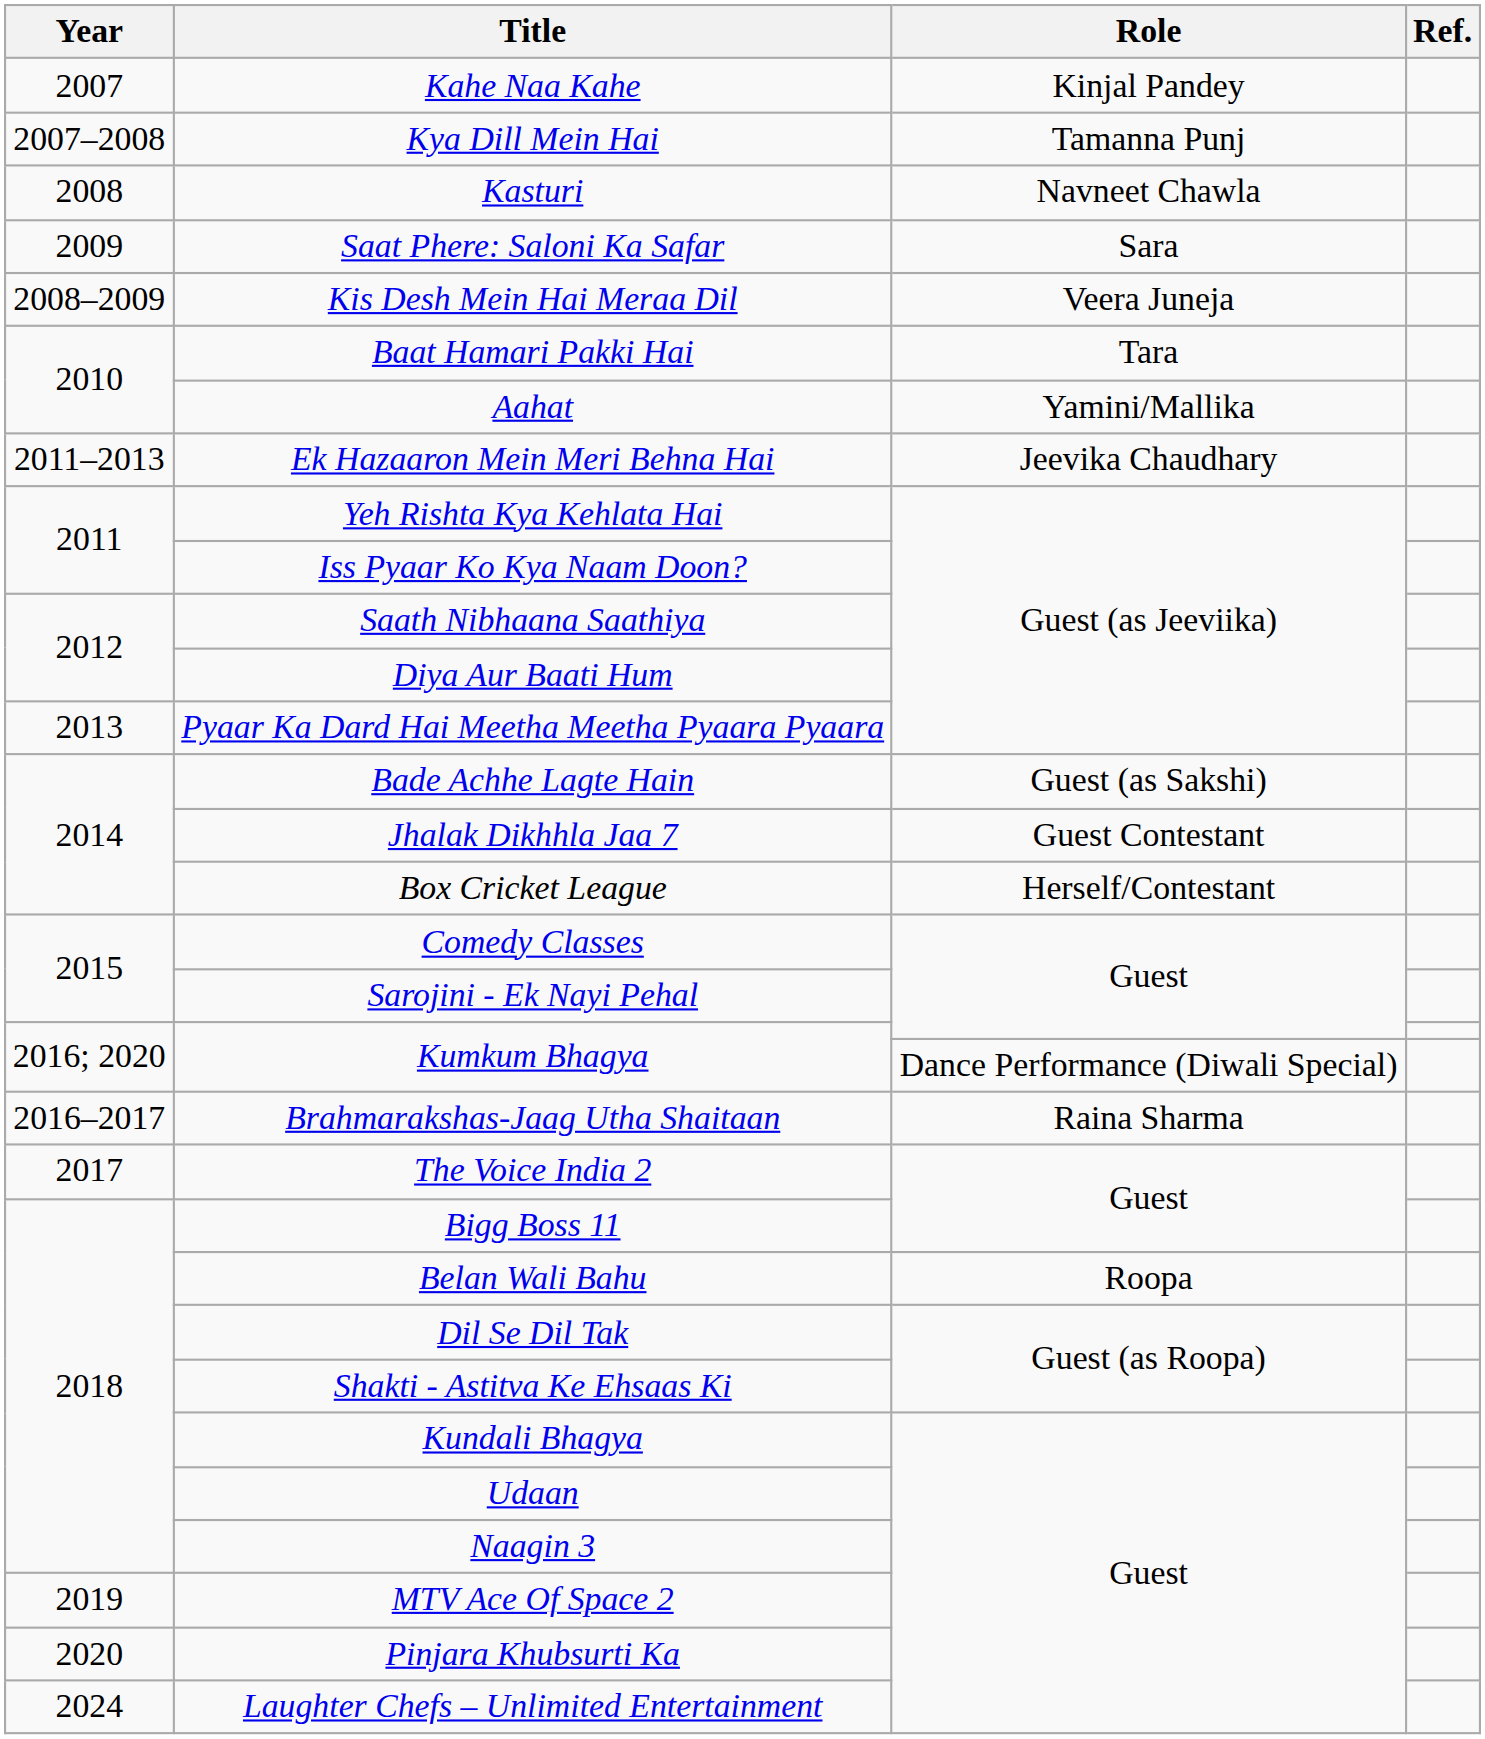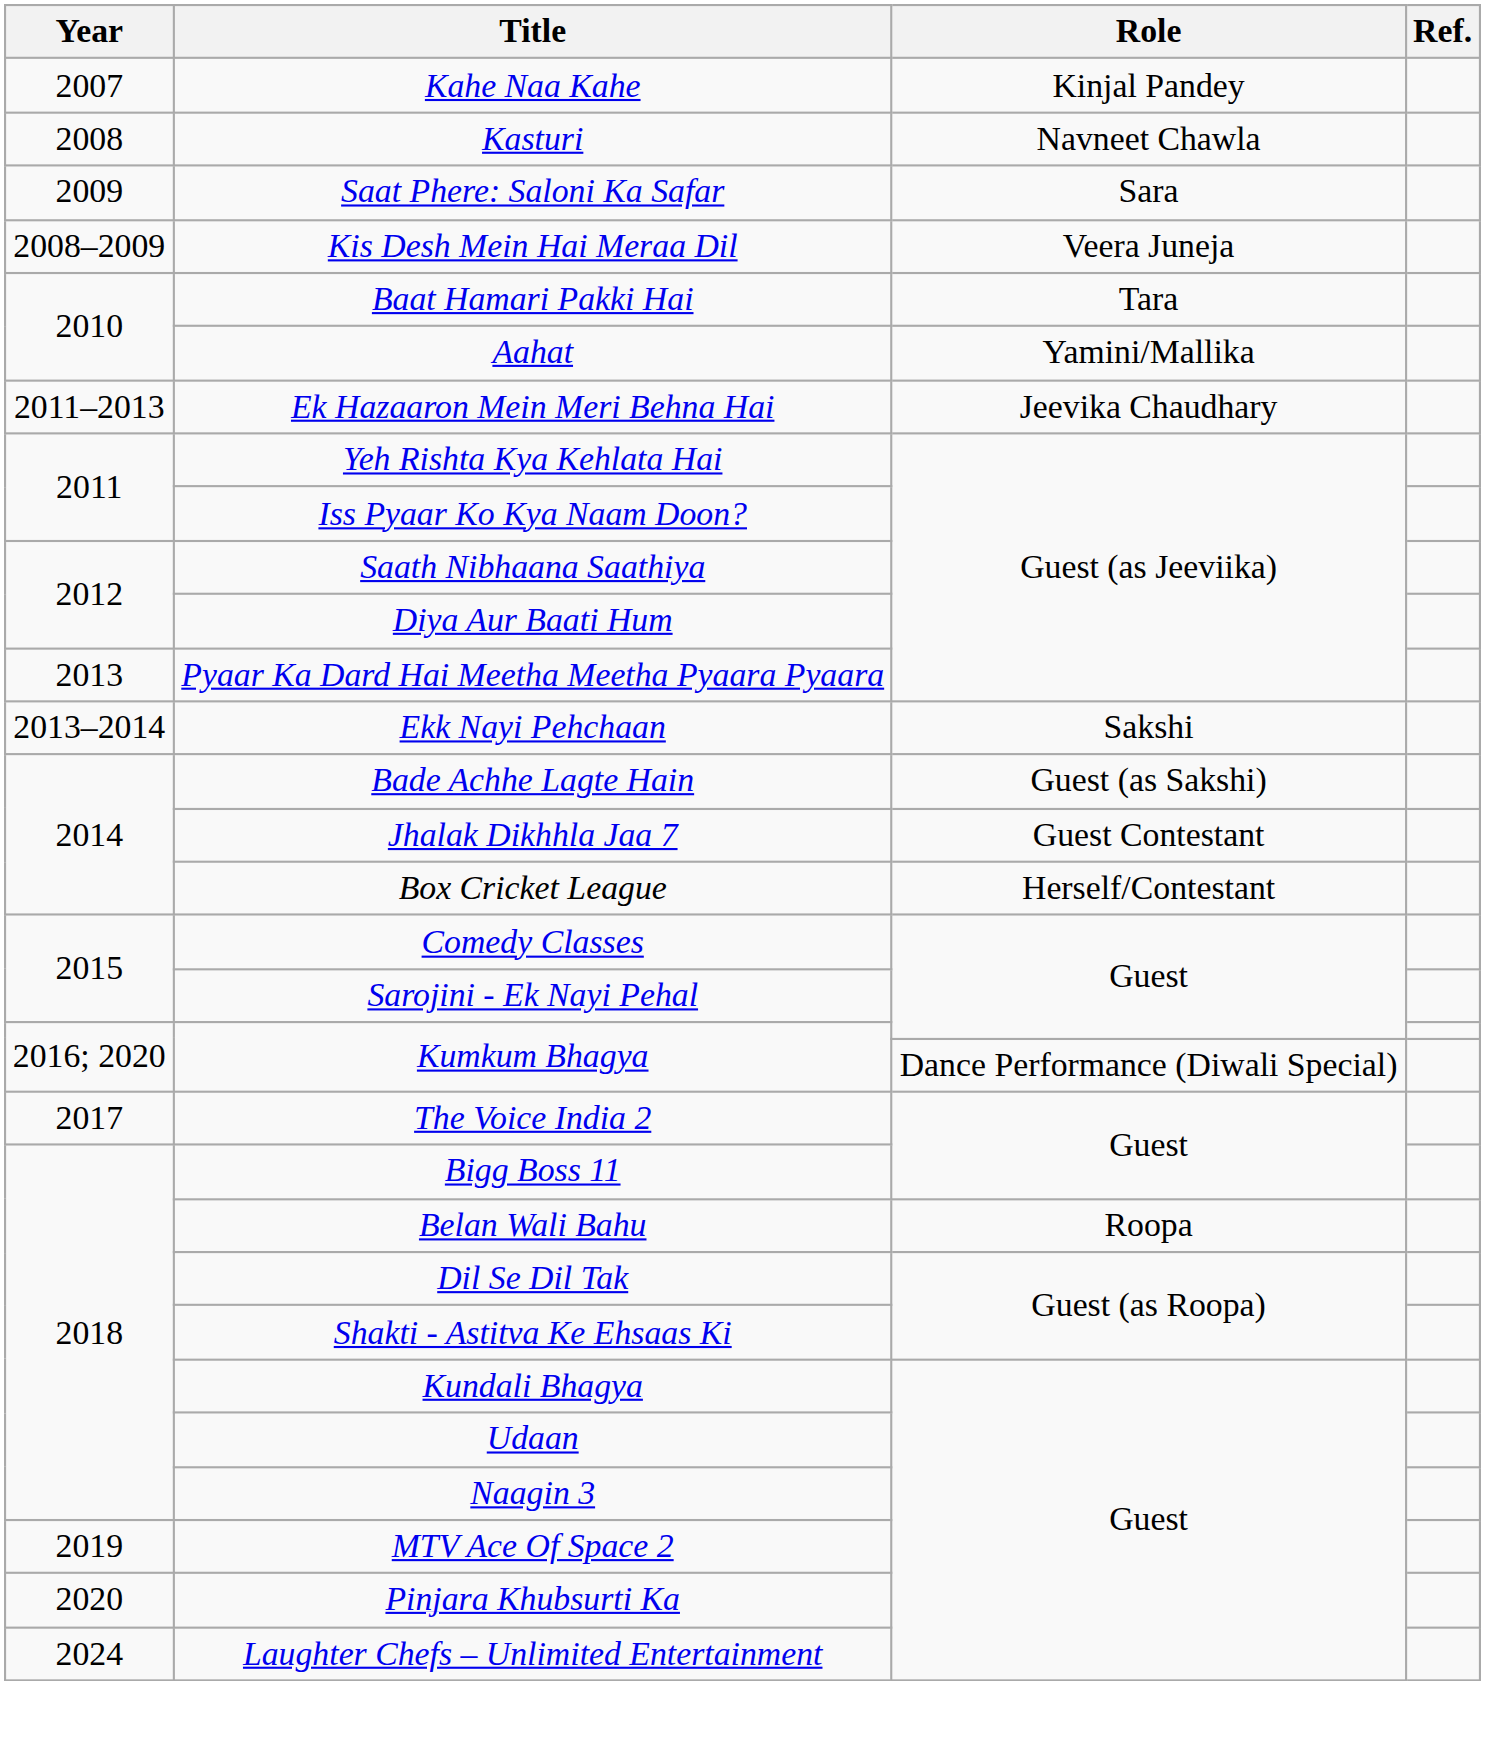- row: (533, 138)
+ row: (533, 727)
- row: (533, 1117)
